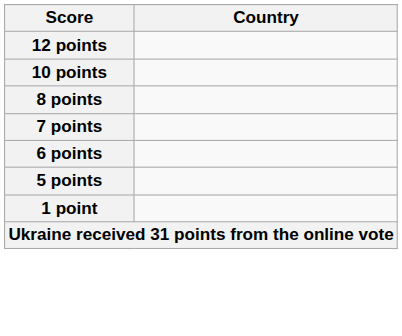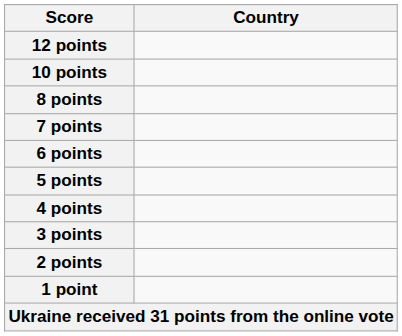+ row: (69, 208)
+ row: (69, 235)
+ row: (69, 262)
